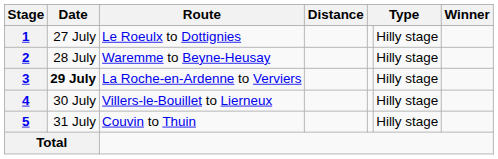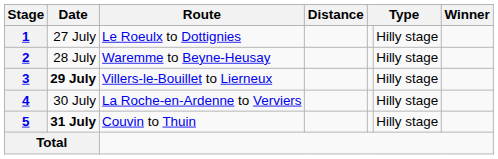(202, 79) La Roche-en-Ardenne to Verviers -> (187, 79) Villers-le-Bouillet to Lierneux
(187, 100) Villers-le-Bouillet to Lierneux -> (202, 100) La Roche-en-Ardenne to Verviers
(75, 121) normal -> (73, 121) bold
